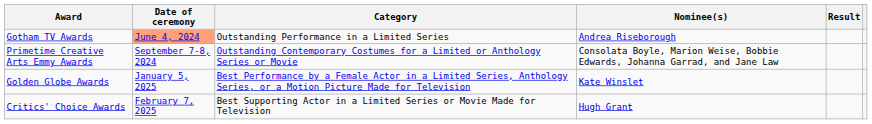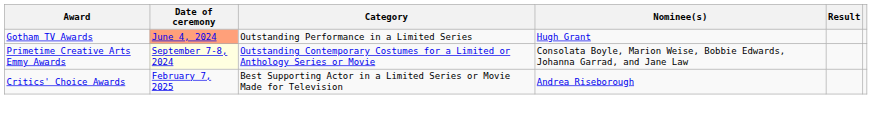(627, 37) Andrea Riseborough -> (564, 37) Hugh Grant
(173, 56) no background -> (190, 56) lightyellow background
- row: (58, 81)
(606, 106) Hugh Grant -> (585, 81) Andrea Riseborough
